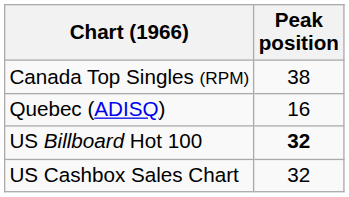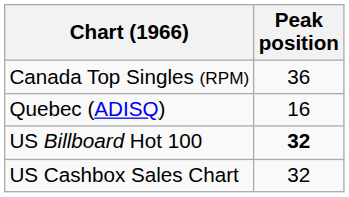(299, 76) 38 -> (299, 76) 36
